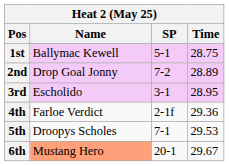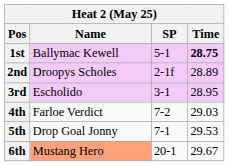(204, 53) normal -> (204, 53) bold
(75, 72) Drop Goal Jonny -> (75, 72) Droopys Scholes
(162, 72) 7-2 -> (164, 72) 2-1f
(164, 111) 2-1f -> (162, 111) 7-2
(204, 111) 29.36 -> (204, 111) 29.03
(75, 131) Droopys Scholes -> (75, 131) Drop Goal Jonny
